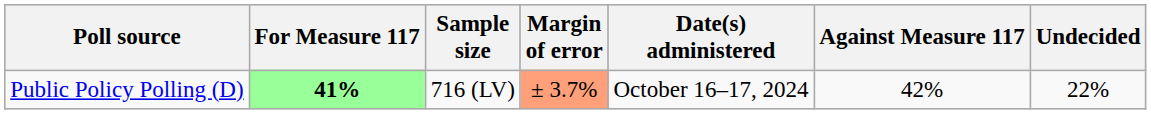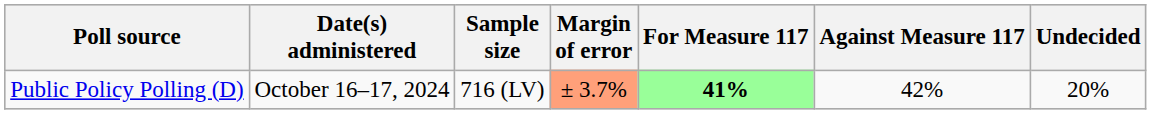columns swapped: (711, 37) <-> (337, 37)
(1088, 89) 22% -> (1088, 89) 20%
